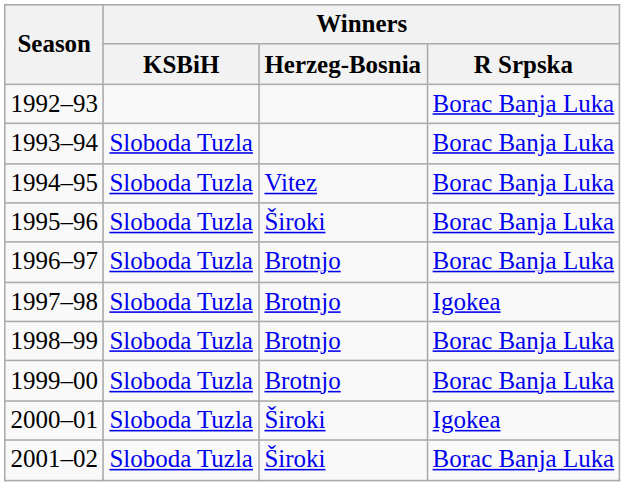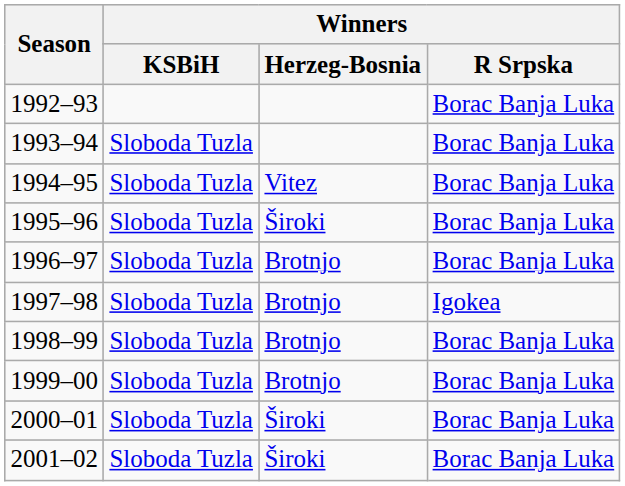(467, 420) Igokea -> (523, 420) Borac Banja Luka
